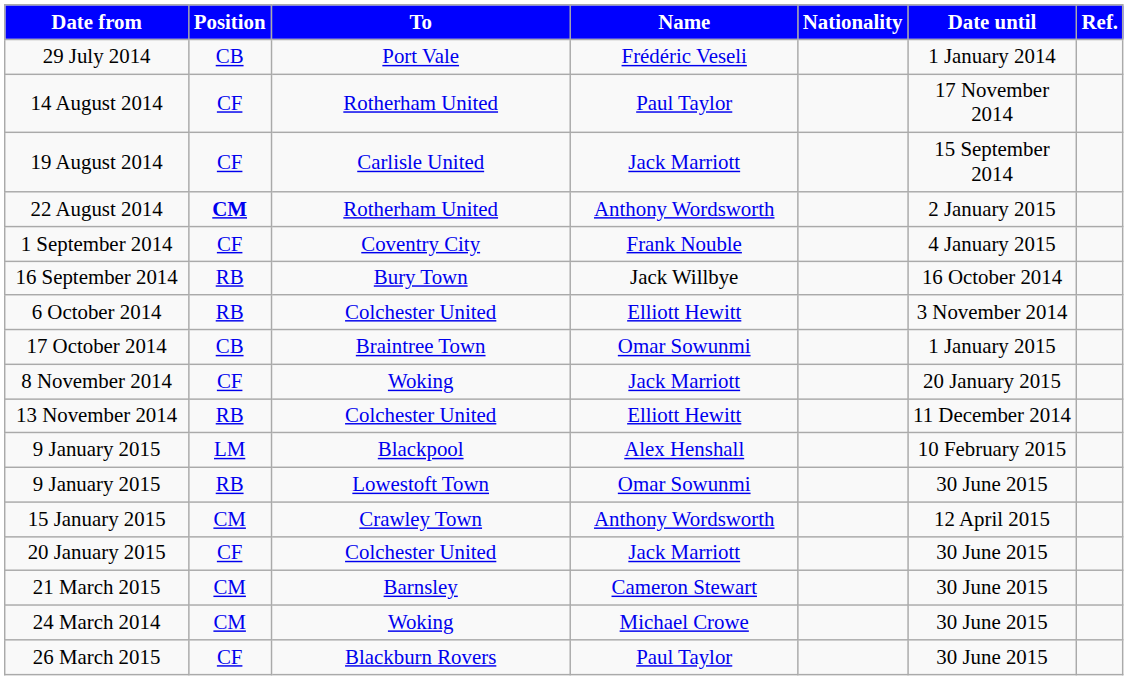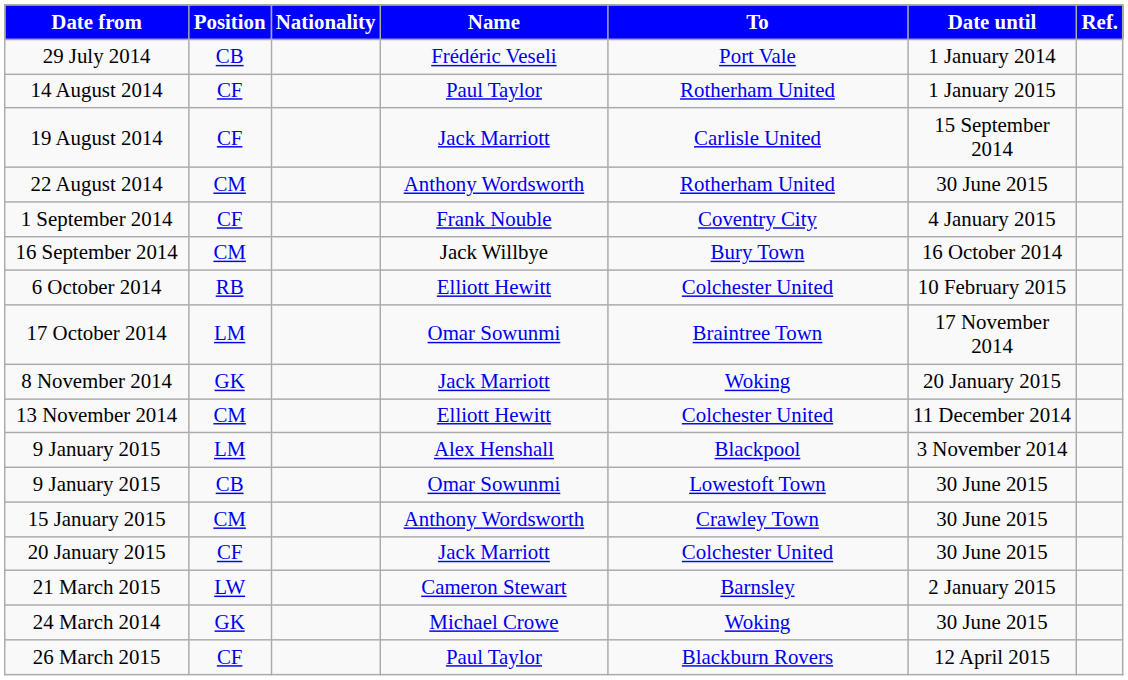columns swapped: (853, 22) <-> (421, 22)
(992, 103) 17 November 2014 -> (992, 90) 1 January 2015
(230, 209) bold -> (230, 184) normal
(992, 209) 2 January 2015 -> (992, 184) 30 June 2015
(230, 278) RB -> (230, 253) CM
(992, 312) 3 November 2014 -> (992, 287) 10 February 2015
(230, 346) CB -> (230, 334) LM
(992, 346) 1 January 2015 -> (992, 334) 17 November 2014
(230, 381) CF -> (230, 381) GK
(230, 415) RB -> (230, 415) CM
(992, 450) 10 February 2015 -> (992, 450) 3 November 2014
(230, 484) RB -> (230, 484) CB
(992, 519) 12 April 2015 -> (992, 519) 30 June 2015
(230, 587) CM -> (230, 587) LW
(992, 587) 30 June 2015 -> (992, 587) 2 January 2015
(230, 622) CM -> (230, 622) GK
(992, 656) 30 June 2015 -> (992, 656) 12 April 2015
